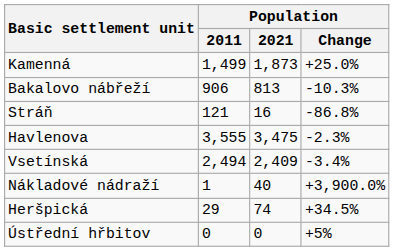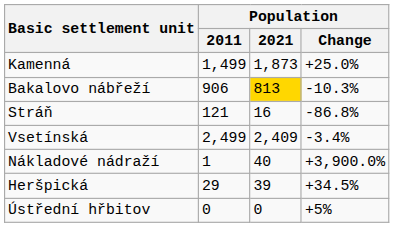(267, 89) no background -> (267, 89) gold background
- row: (48, 137)
(224, 162) 2,494 -> (224, 137) 2,499
(262, 210) 74 -> (262, 186) 39
